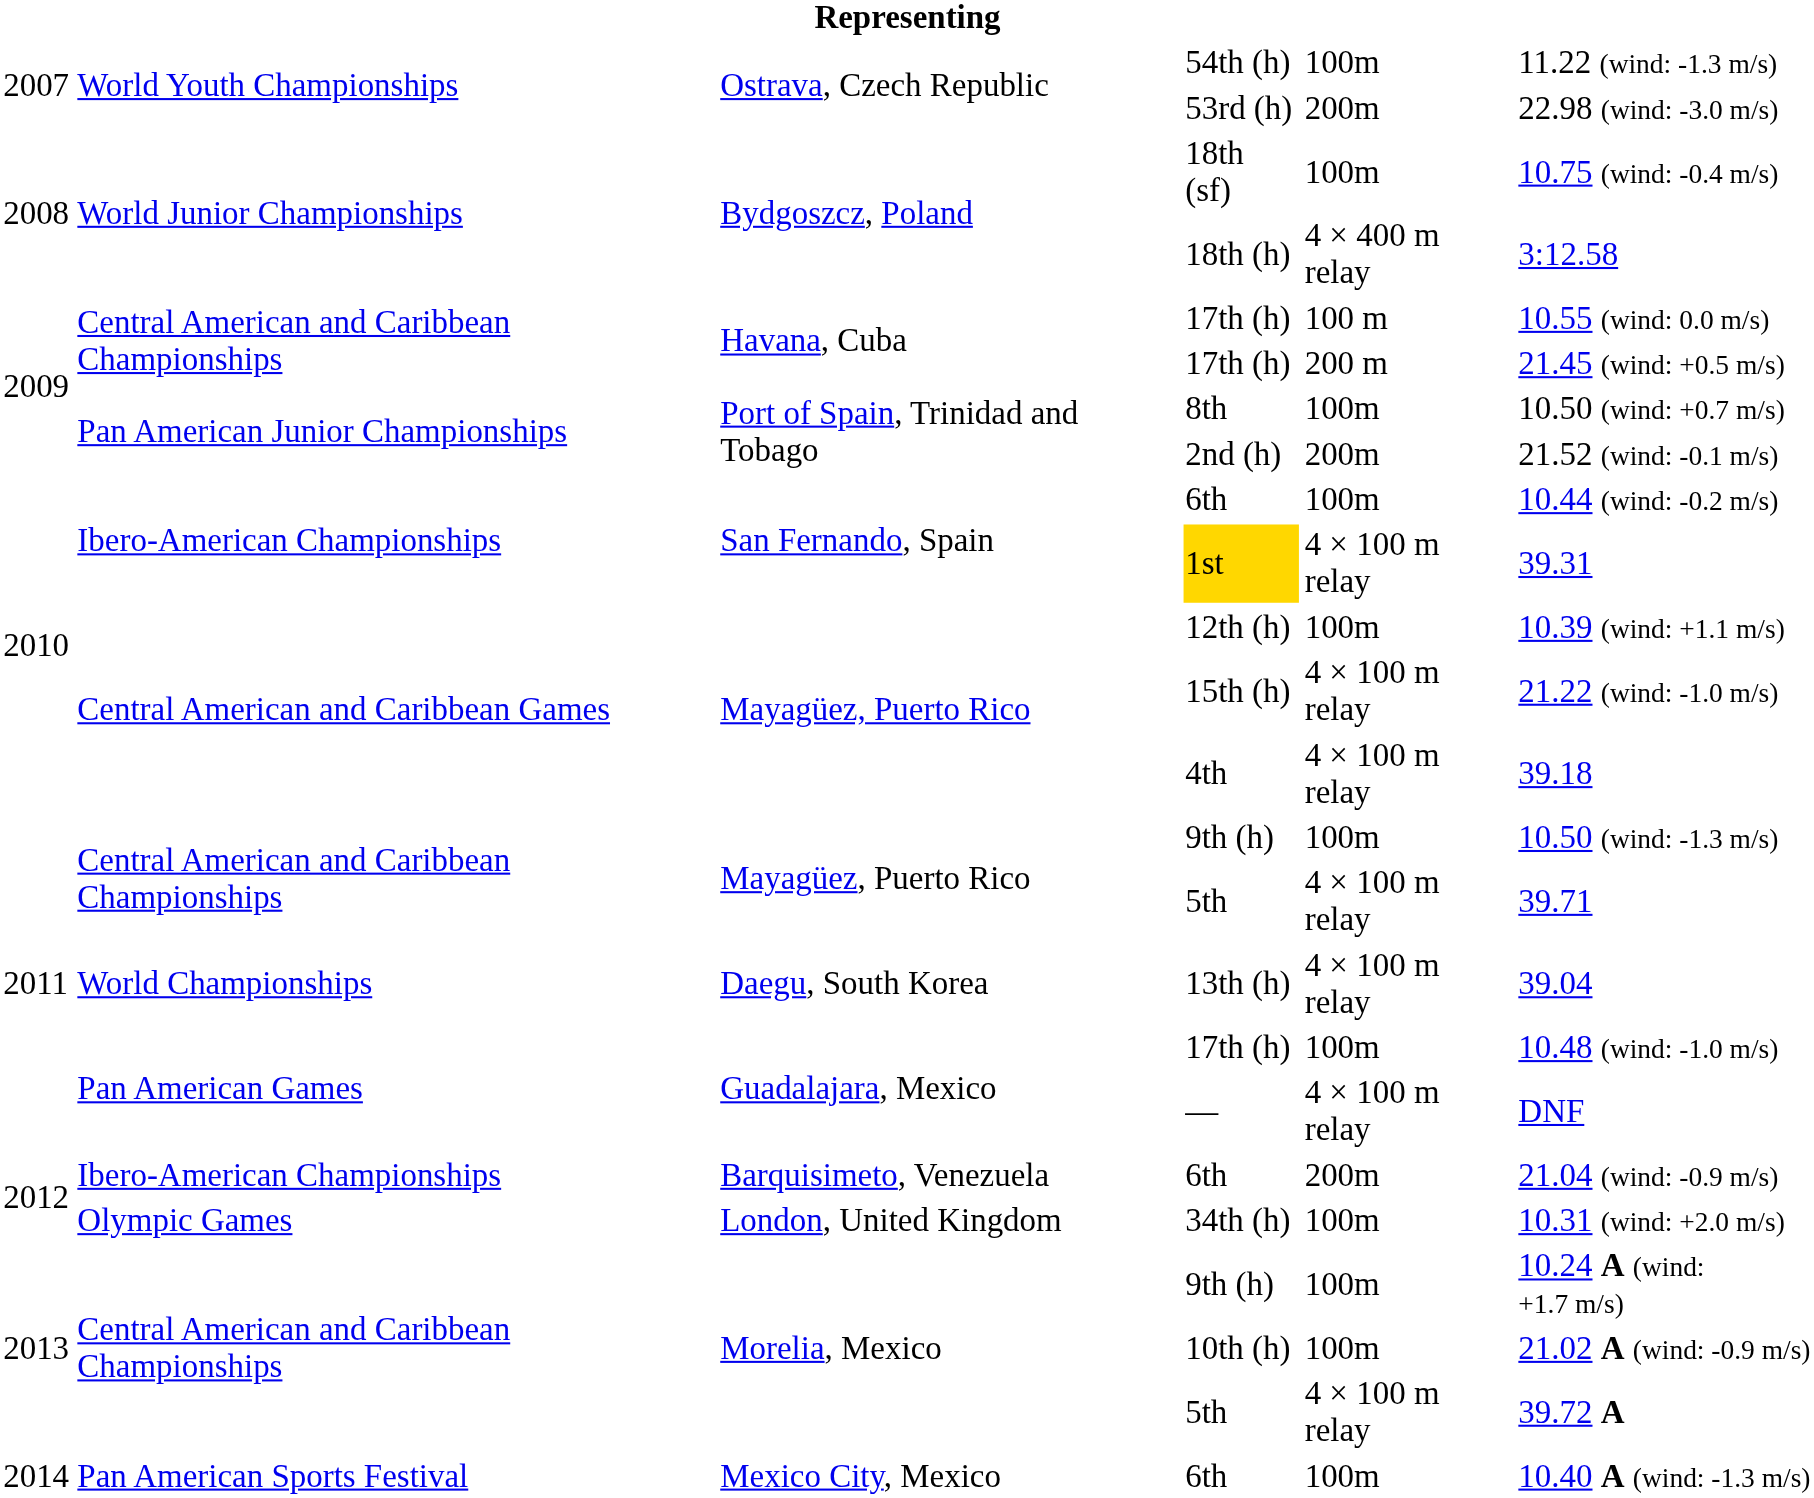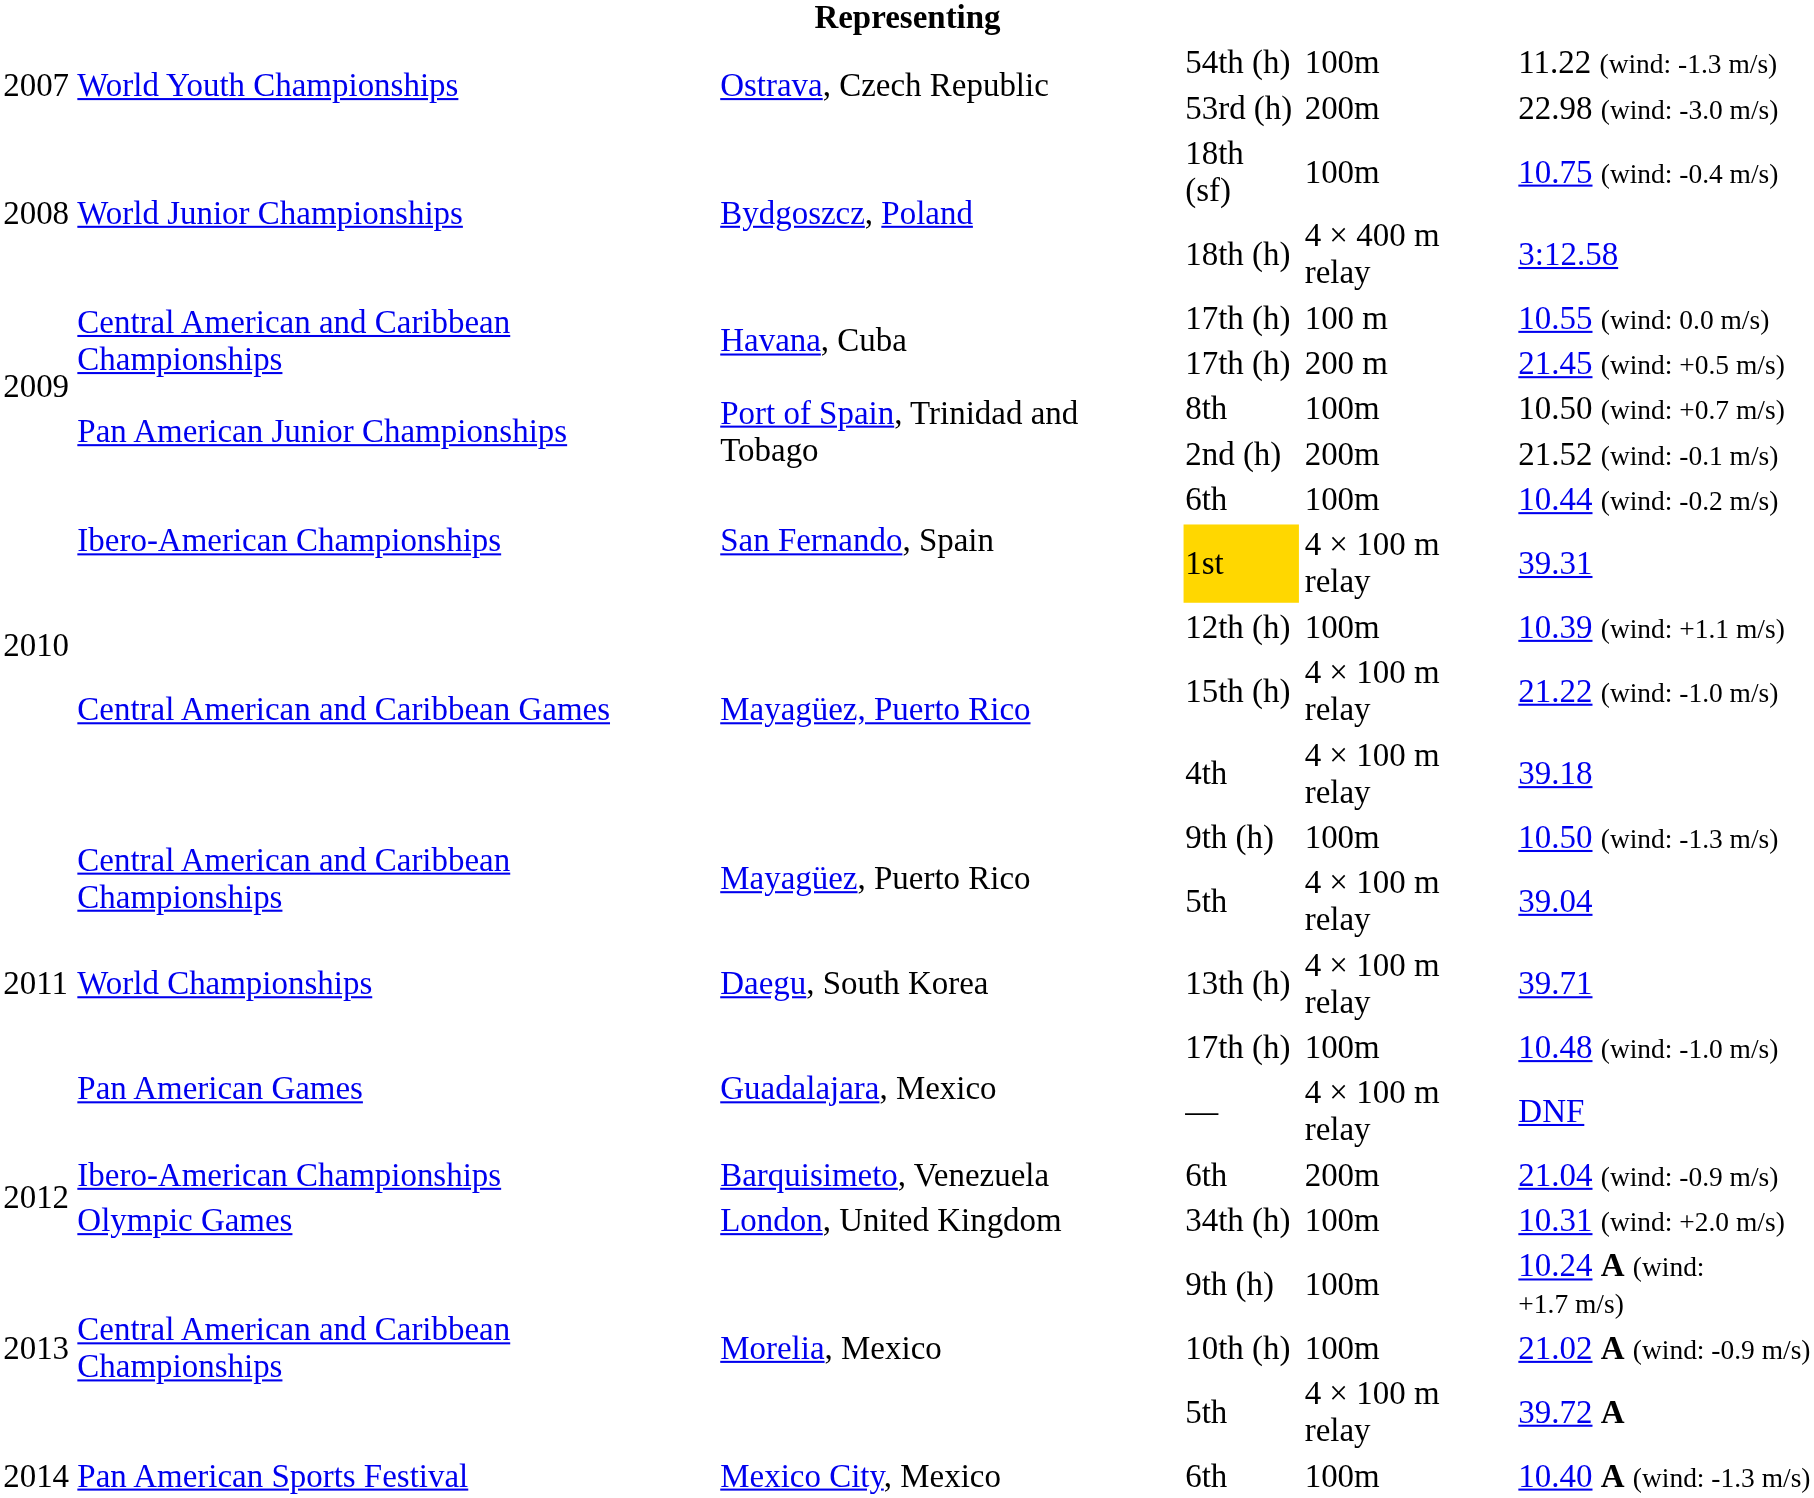(1555, 900) 39.71 -> (1555, 900) 39.04
(1555, 983) 39.04 -> (1555, 983) 39.71
